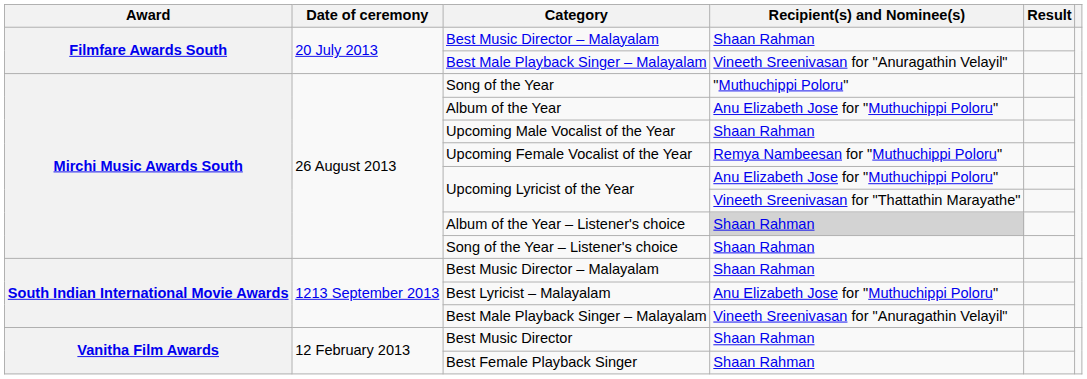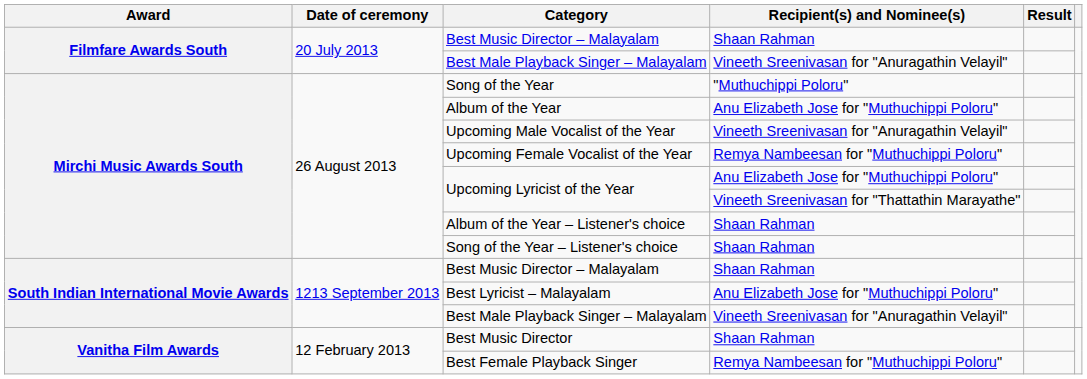(764, 131) Shaan Rahman -> (860, 131) Vineeth Sreenivasan for "Anuragathin Velayil"
(764, 223) lightgrey background -> (764, 223) no background
(764, 362) Shaan Rahman -> (858, 362) Remya Nambeesan for "Muthuchippi Poloru"
